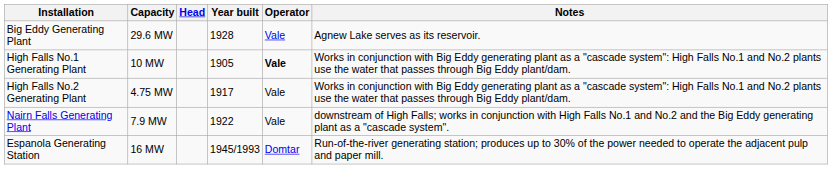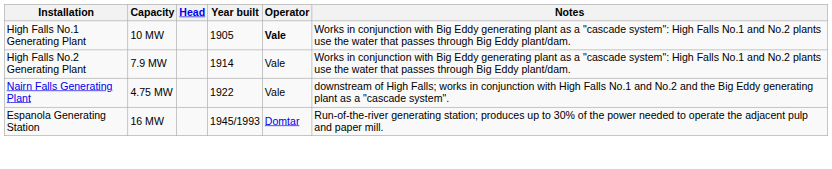- row: (55, 35)
(152, 92) 4.75 MW -> (149, 64) 7.9 MW
(222, 92) 1917 -> (222, 64) 1914
(149, 121) 7.9 MW -> (152, 92) 4.75 MW
